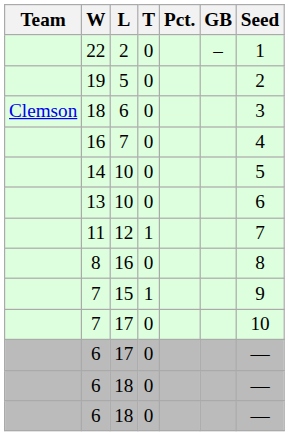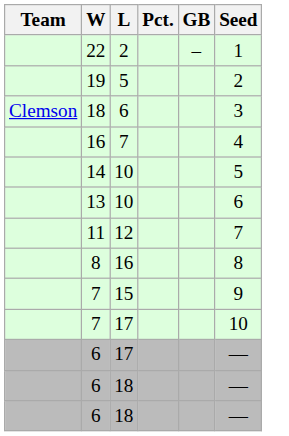- column: (149, 19)
